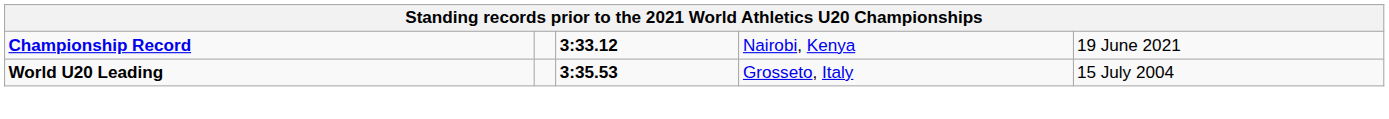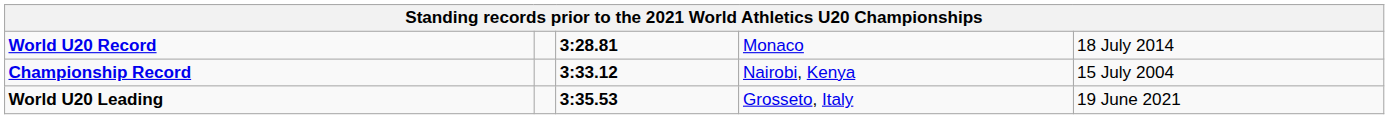+ row: (83, 45)
(1129, 45) 19 June 2021 -> (1125, 72) 15 July 2004
(1125, 72) 15 July 2004 -> (1129, 99) 19 June 2021
